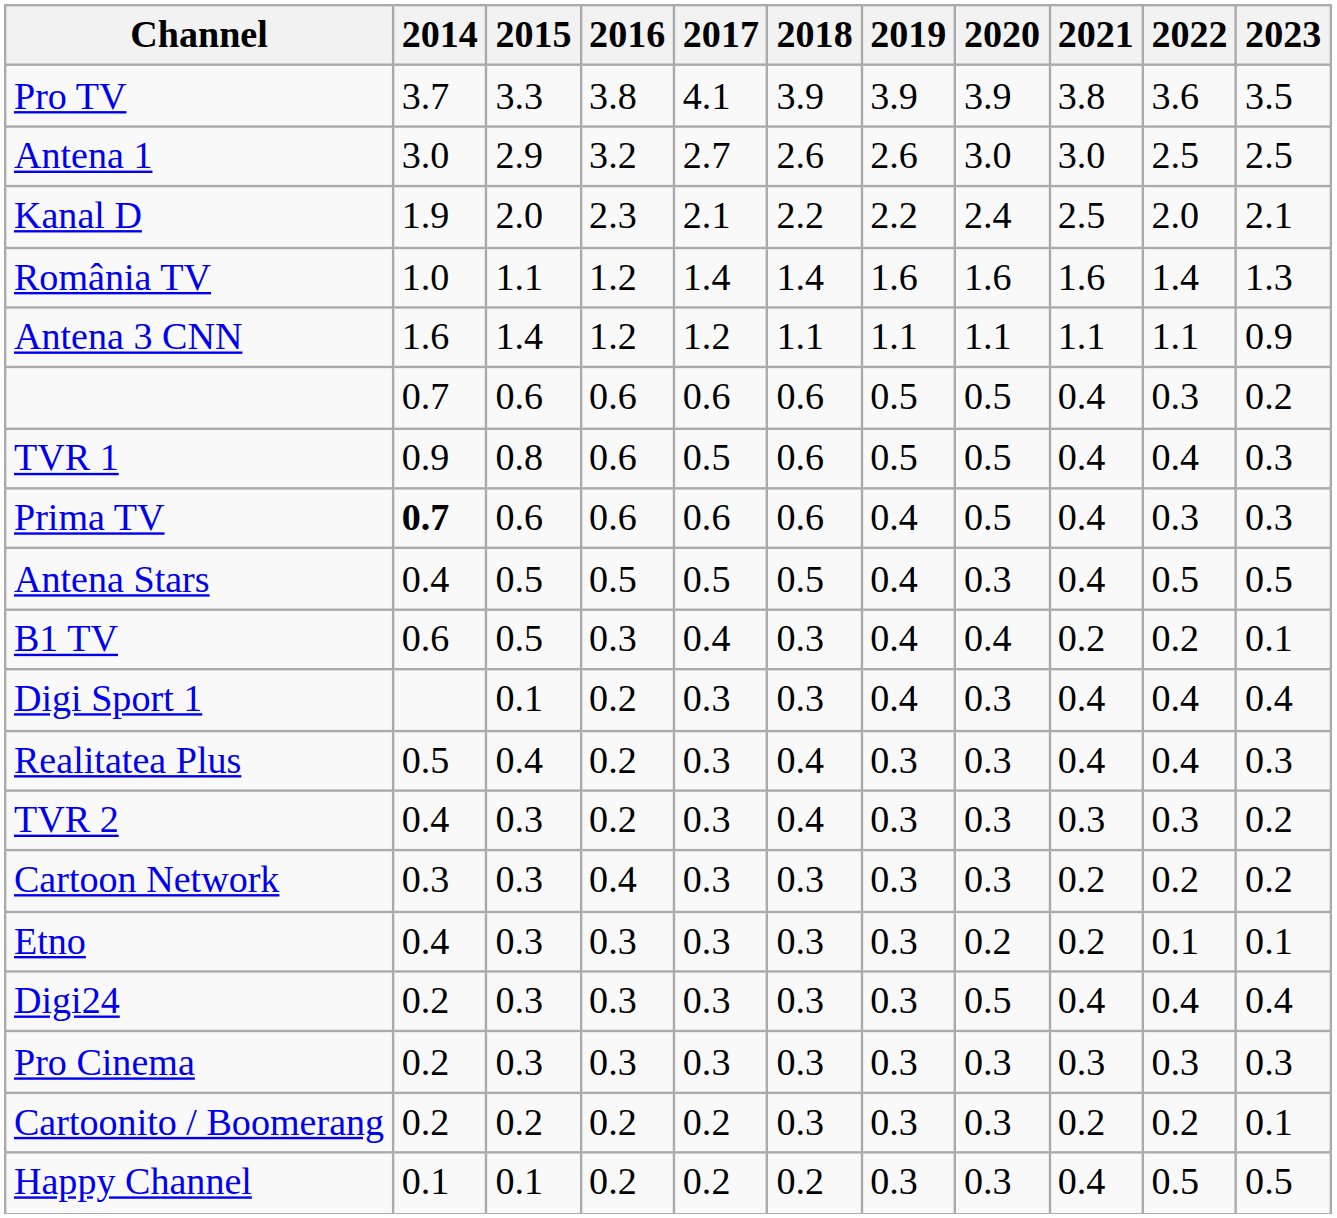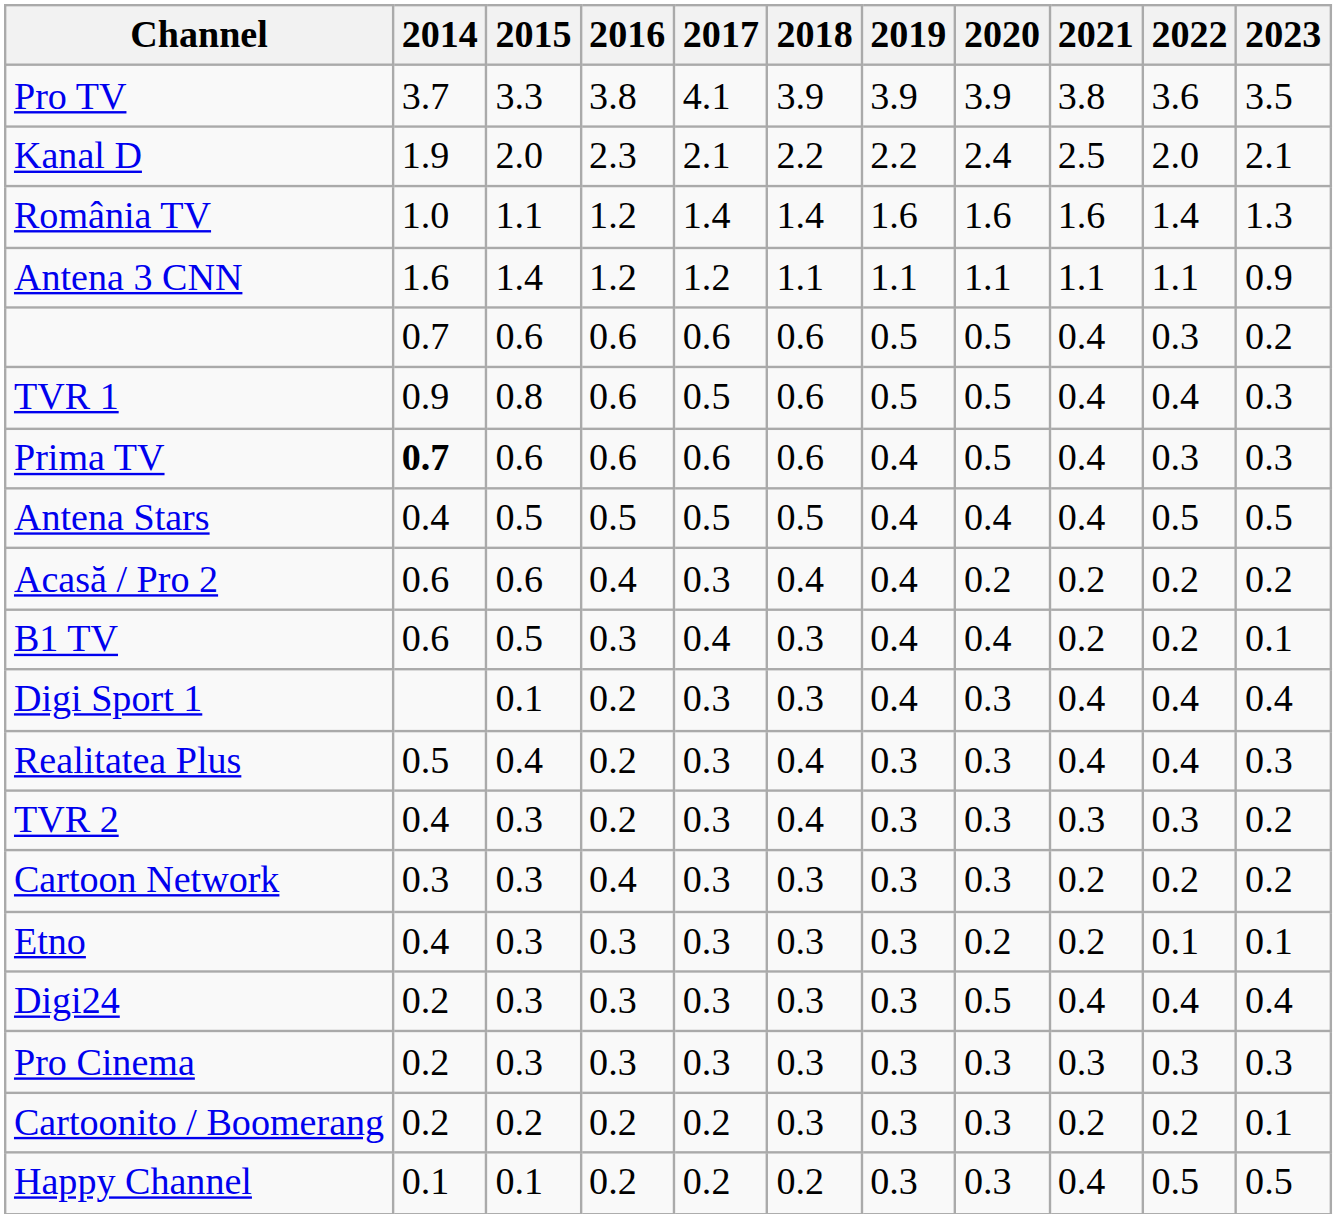- row: (83, 155)
(988, 578) 0.3 -> (988, 517) 0.4
+ row: (116, 578)
